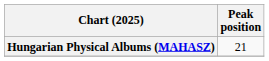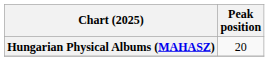(241, 46) 21 -> (241, 46) 20
